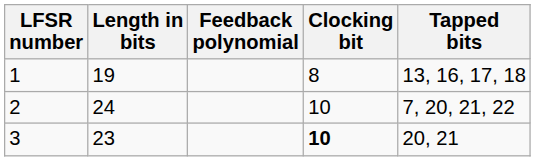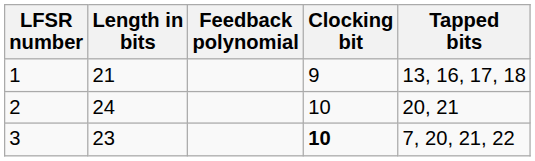(104, 75) 19 -> (104, 75) 21
(314, 75) 8 -> (314, 75) 9
(459, 107) 7, 20, 21, 22 -> (431, 107) 20, 21
(431, 139) 20, 21 -> (459, 139) 7, 20, 21, 22
